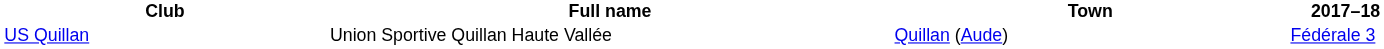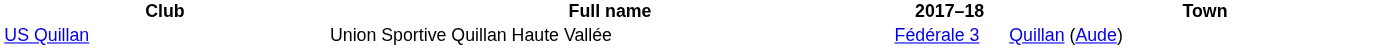columns swapped: (1090, 11) <-> (1346, 11)
